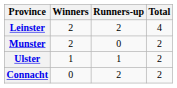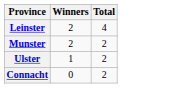- column: (119, 12)
